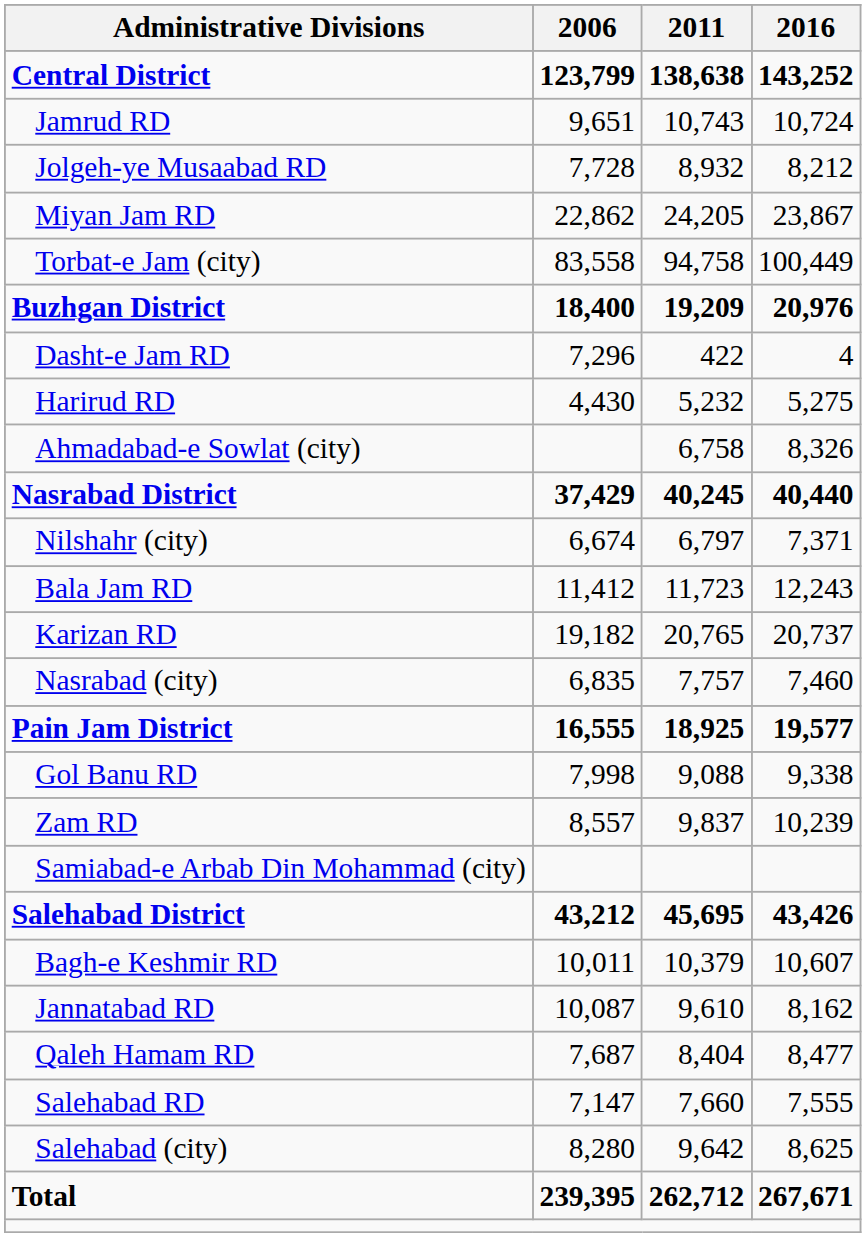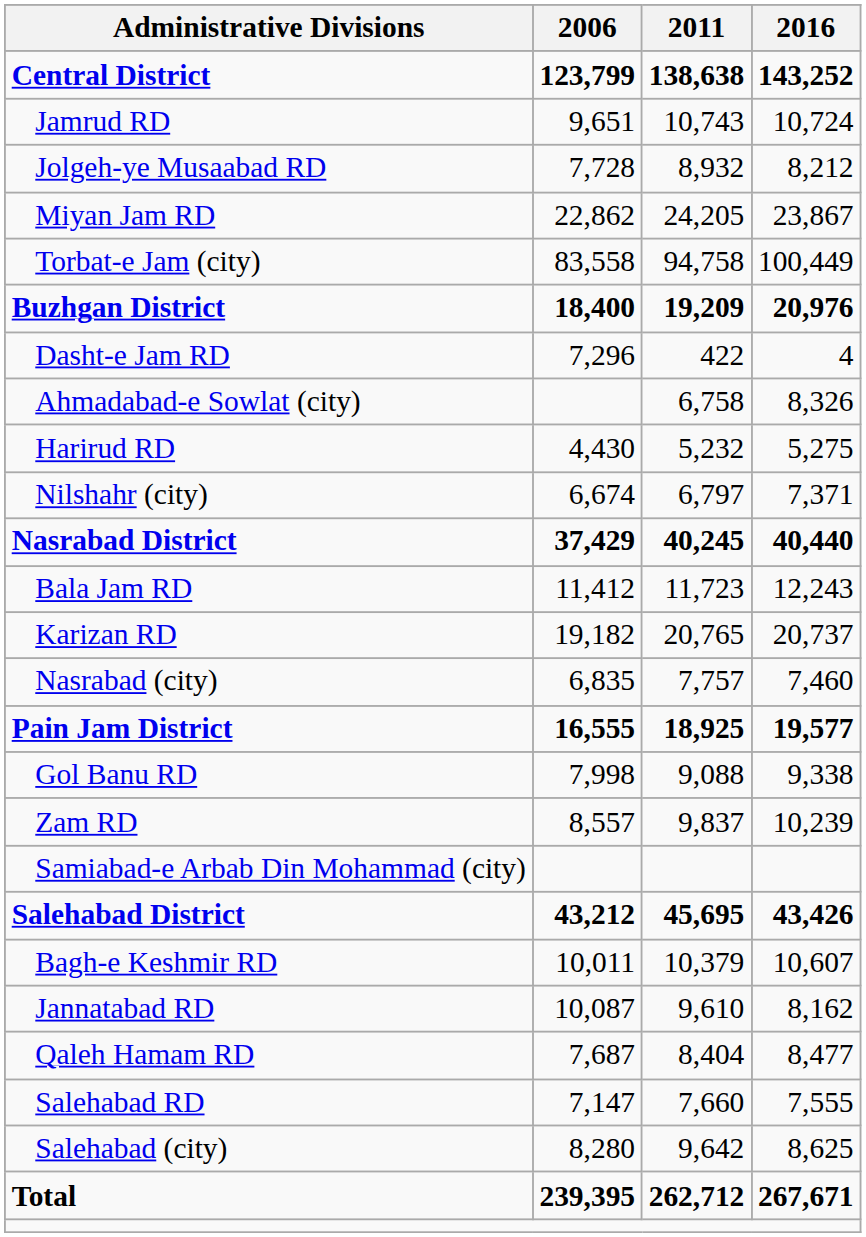rows swapped: (105, 401) <-> (198, 448)
rows swapped: (122, 541) <-> (124, 494)
